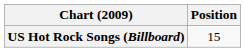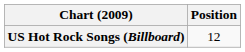(214, 36) 15 -> (214, 36) 12
